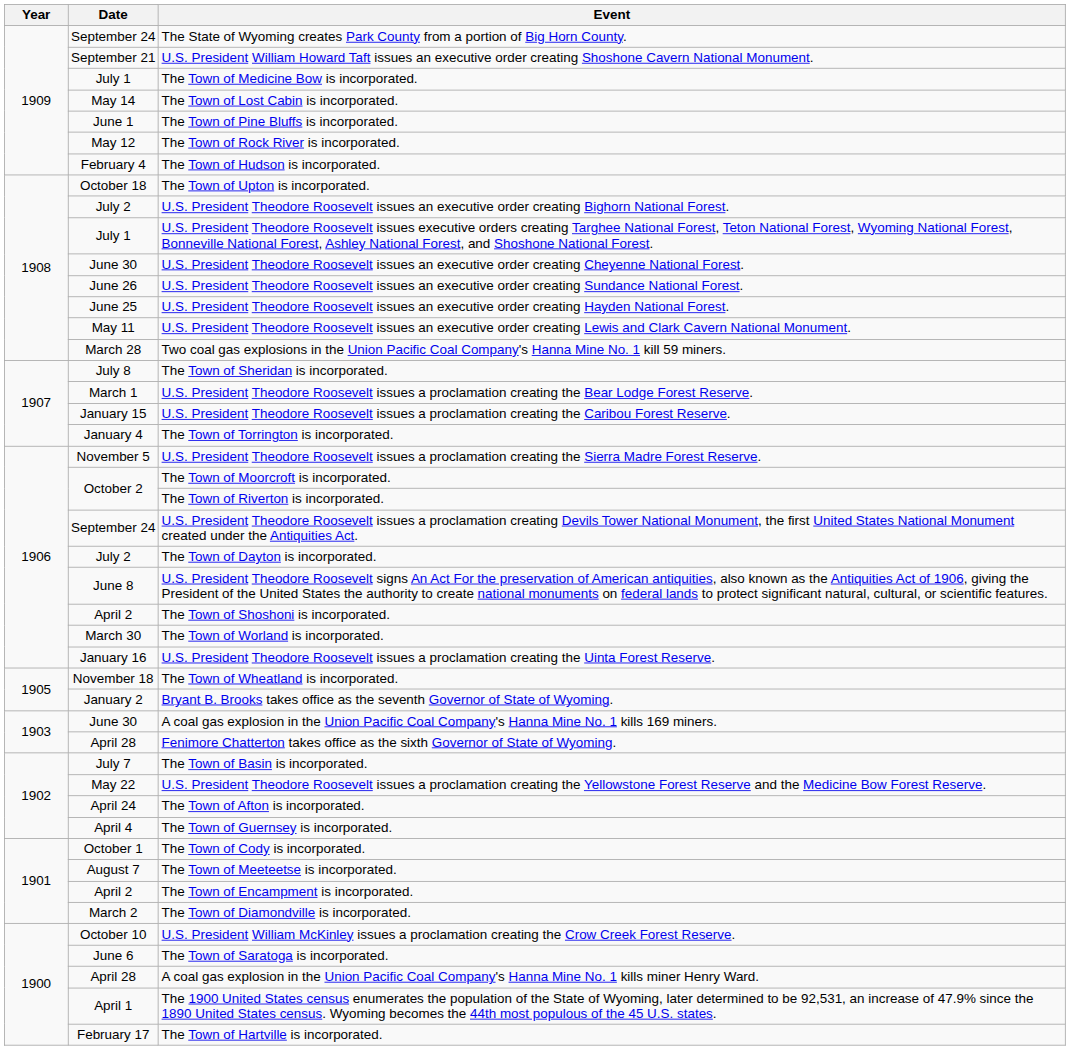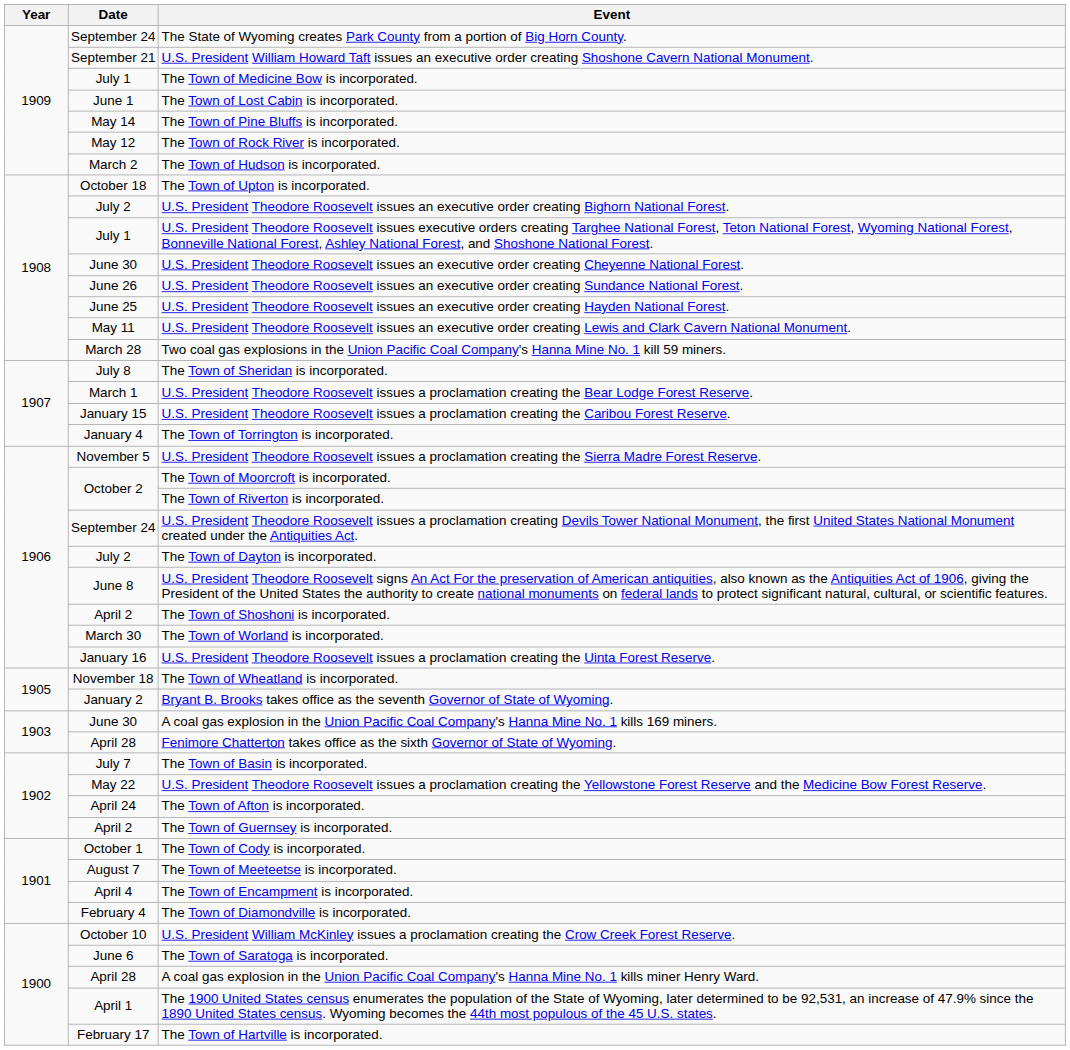(113, 100) May 14 -> (113, 100) June 1
(113, 121) June 1 -> (113, 121) May 14
(113, 164) February 4 -> (113, 164) March 2
(113, 827) April 4 -> (113, 827) April 2
(113, 891) April 2 -> (113, 891) April 4
(113, 913) March 2 -> (113, 913) February 4
